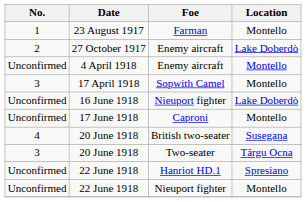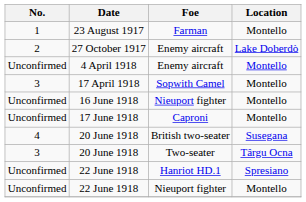(267, 100) Lake Doberdò -> (267, 100) Montello
